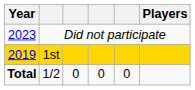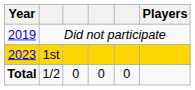(22, 34) 2023 -> (22, 34) 2019
(22, 54) 2019 -> (22, 54) 2023
